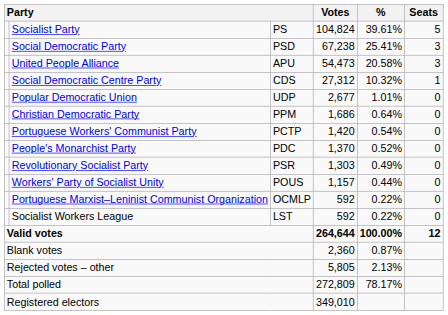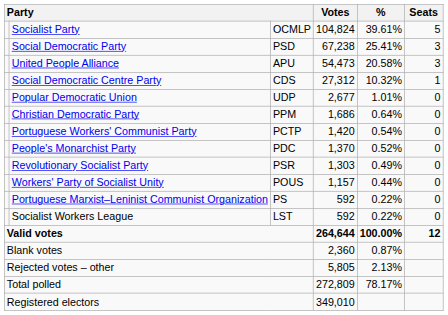(280, 30) PS -> (292, 30) OCMLP
(292, 200) OCMLP -> (280, 200) PS
